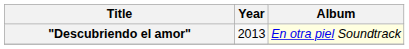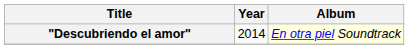(252, 34) 2013 -> (252, 34) 2014
